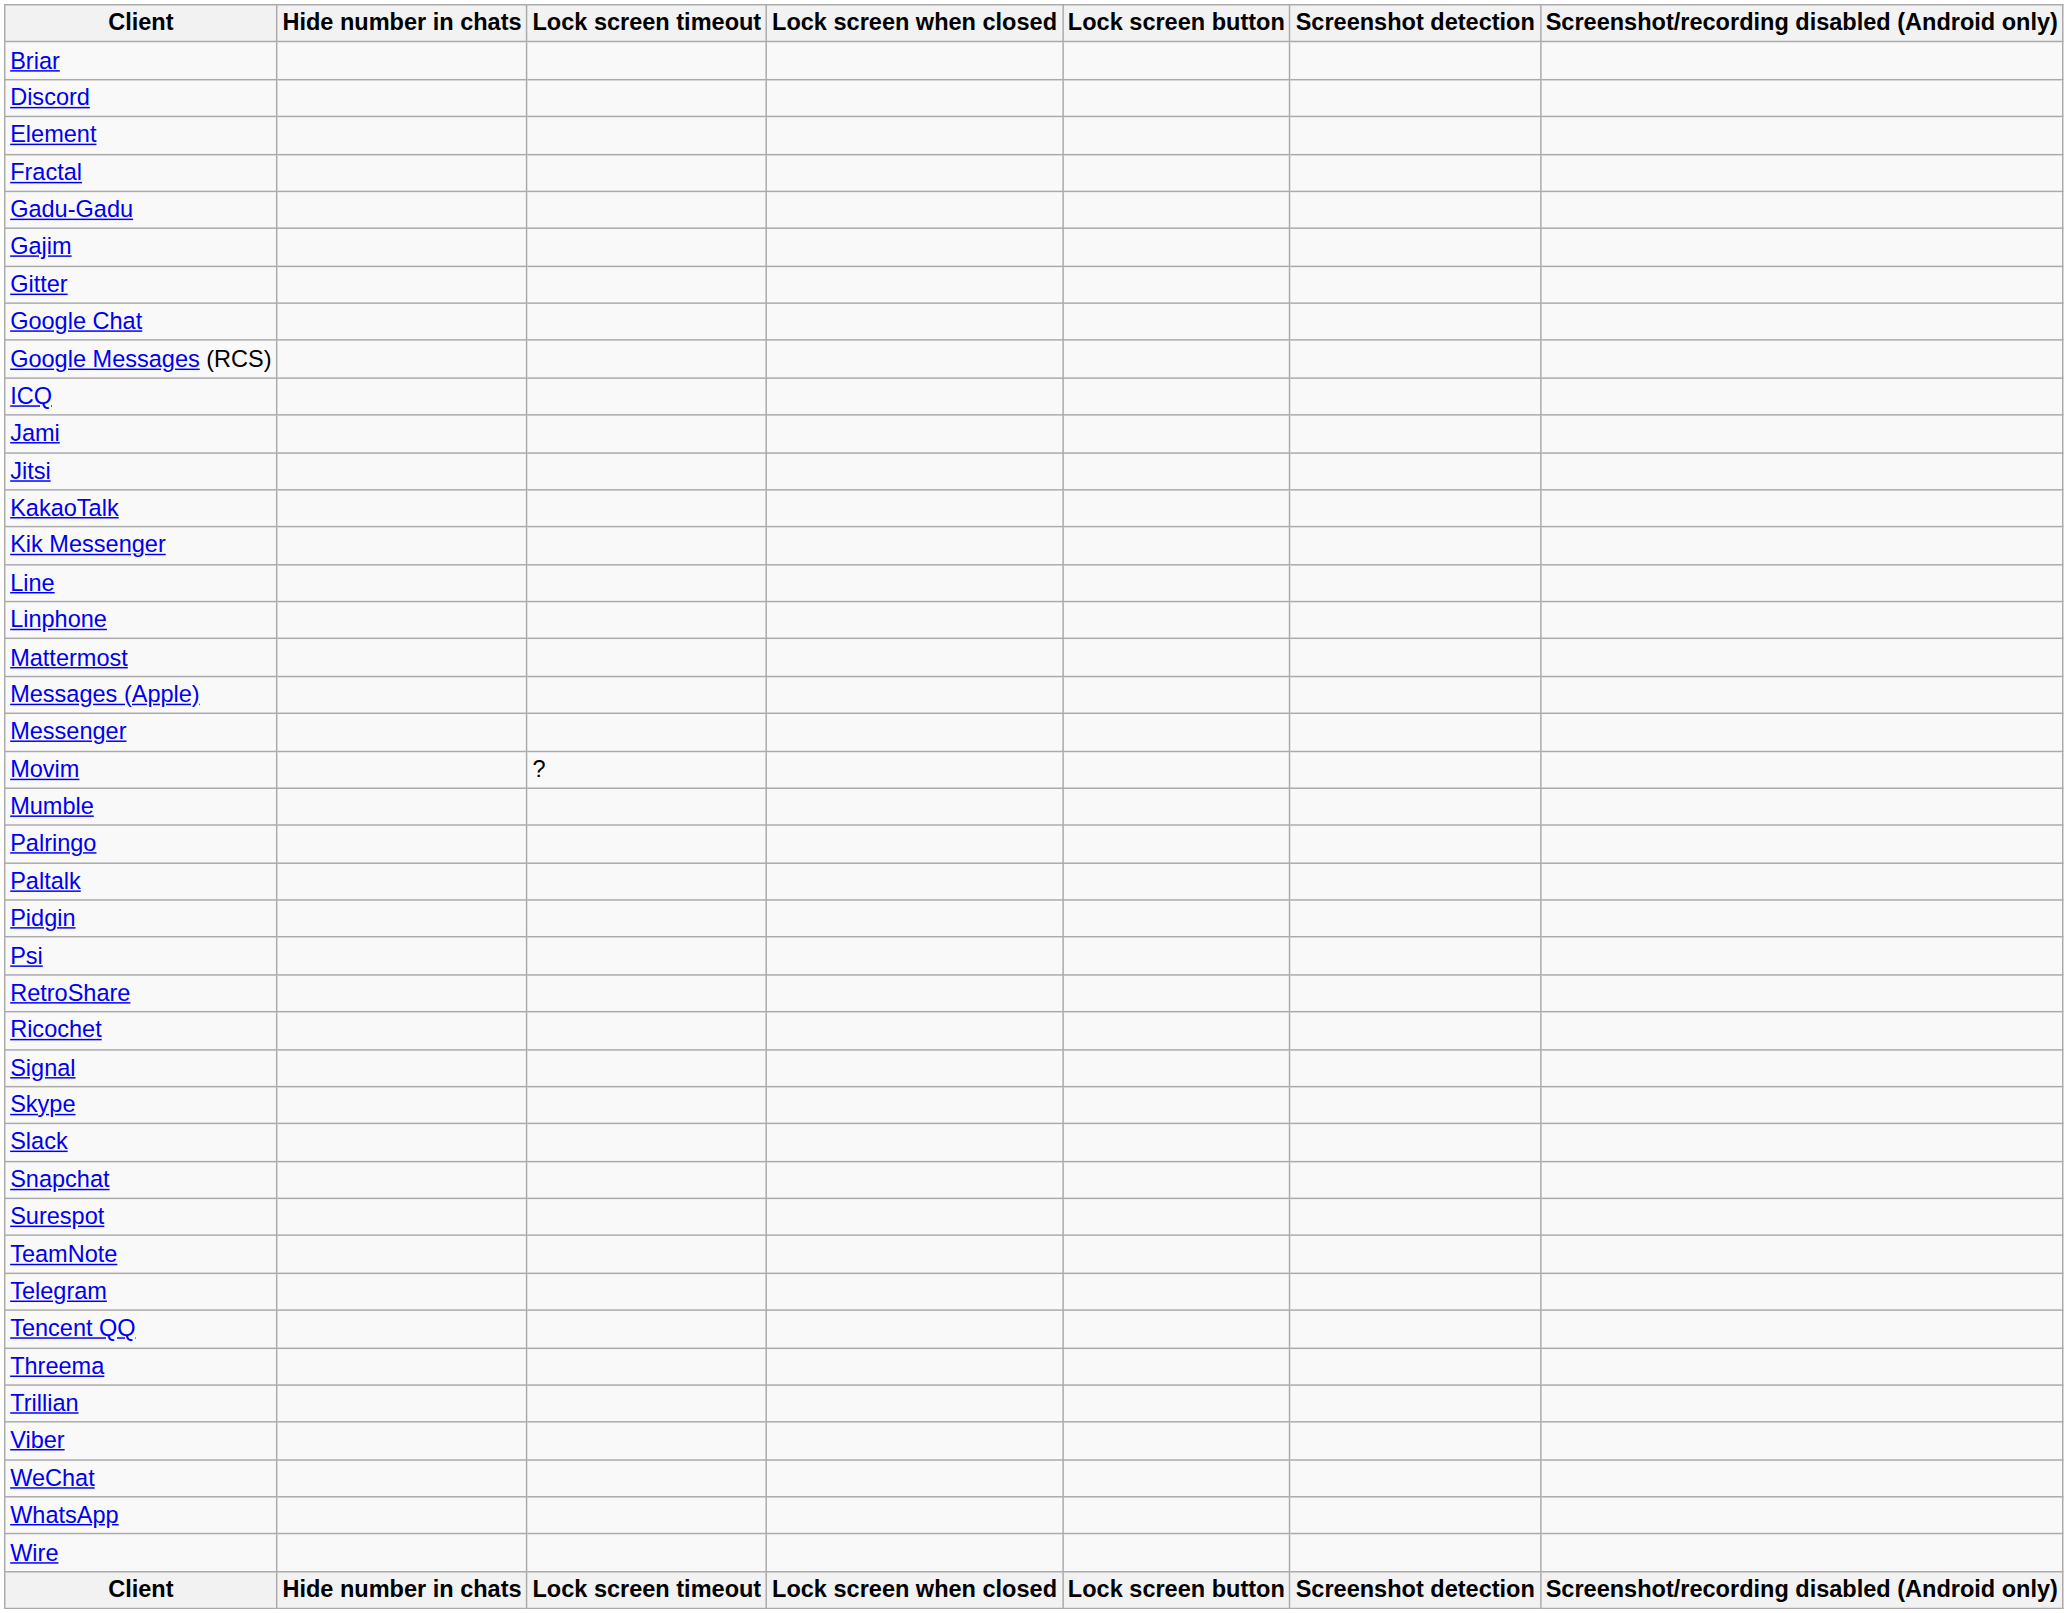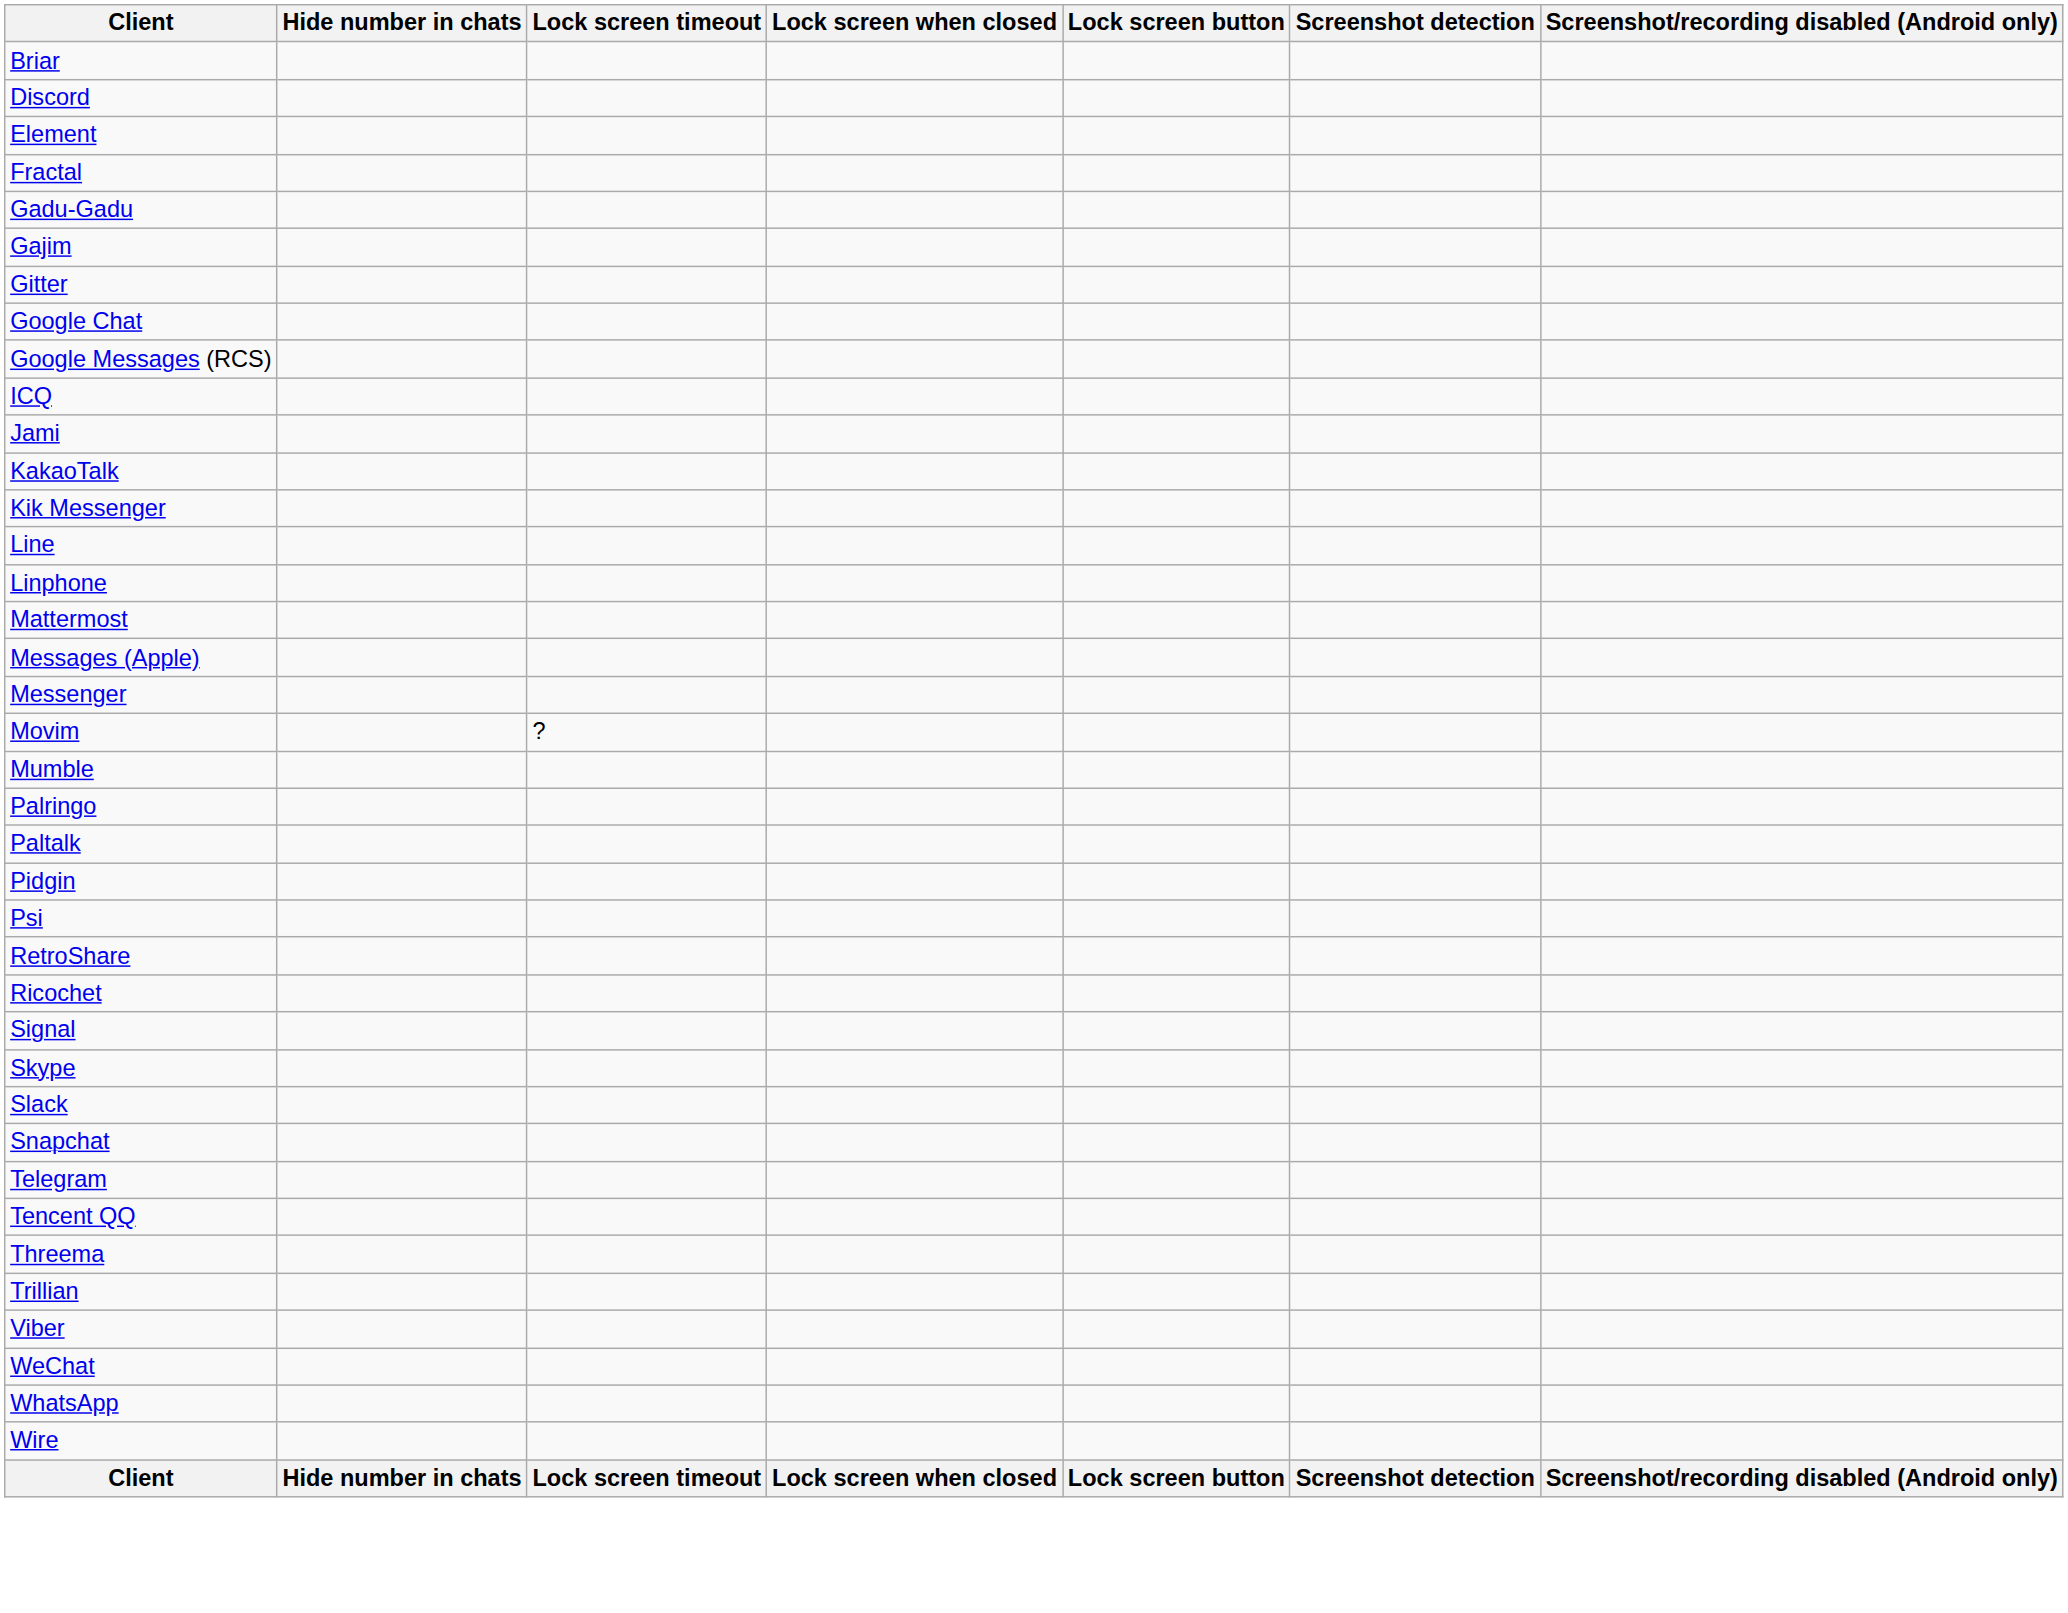- row: (30, 470)
- row: (57, 1216)
- row: (64, 1254)
